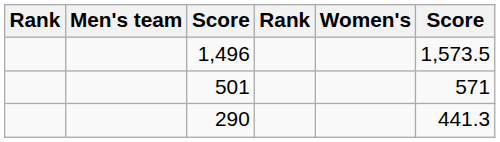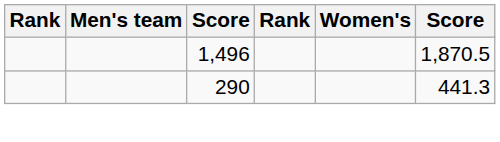(455, 53) 1,573.5 -> (455, 53) 1,870.5
- row: (232, 86)
